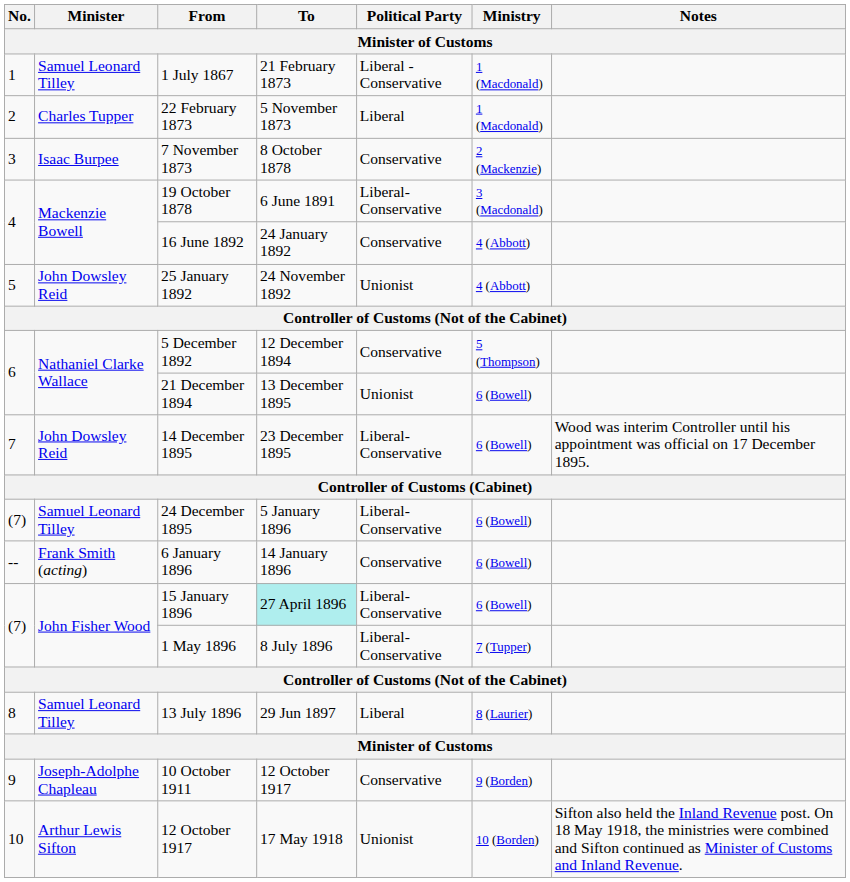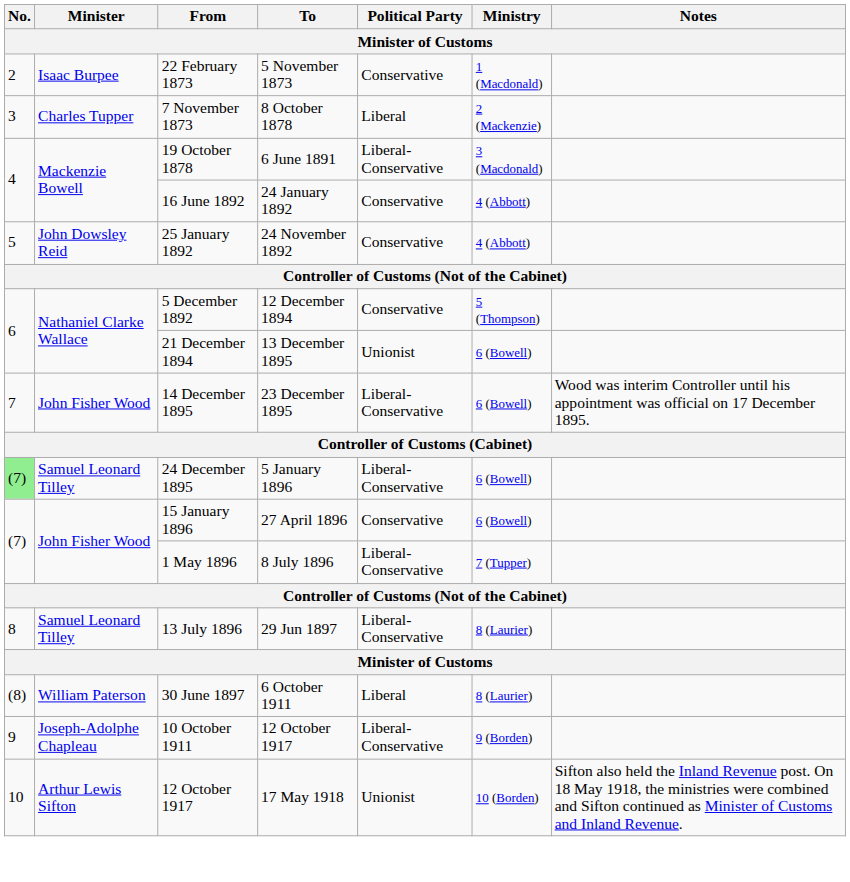- row: (197, 74)
(86, 116) Charles Tupper -> (78, 74) Isaac Burpee
(382, 116) Liberal -> (402, 74) Conservative
(78, 158) Isaac Burpee -> (86, 116) Charles Tupper
(401, 158) Conservative -> (384, 116) Liberal
(387, 285) Unionist -> (402, 243) Conservative
(82, 444) John Dowsley Reid -> (94, 402) John Fisher Wood
(17, 520) no background -> (17, 478) lightgreen background
- row: (191, 562)
(303, 604) paleturquoise background -> (304, 520) no background
(401, 604) Liberal-Conservative -> (402, 520) Conservative
(382, 713) Liberal -> (402, 628) Liberal-Conservative
+ row: (203, 695)
(401, 779) Conservative -> (402, 737) Liberal-Conservative
